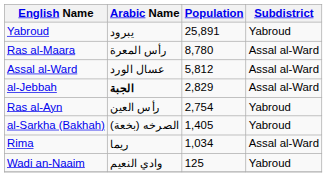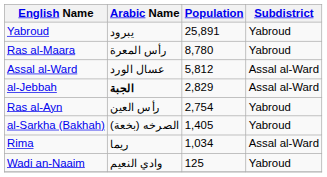(284, 50) Assal al-Ward -> (270, 50) Yabroud
